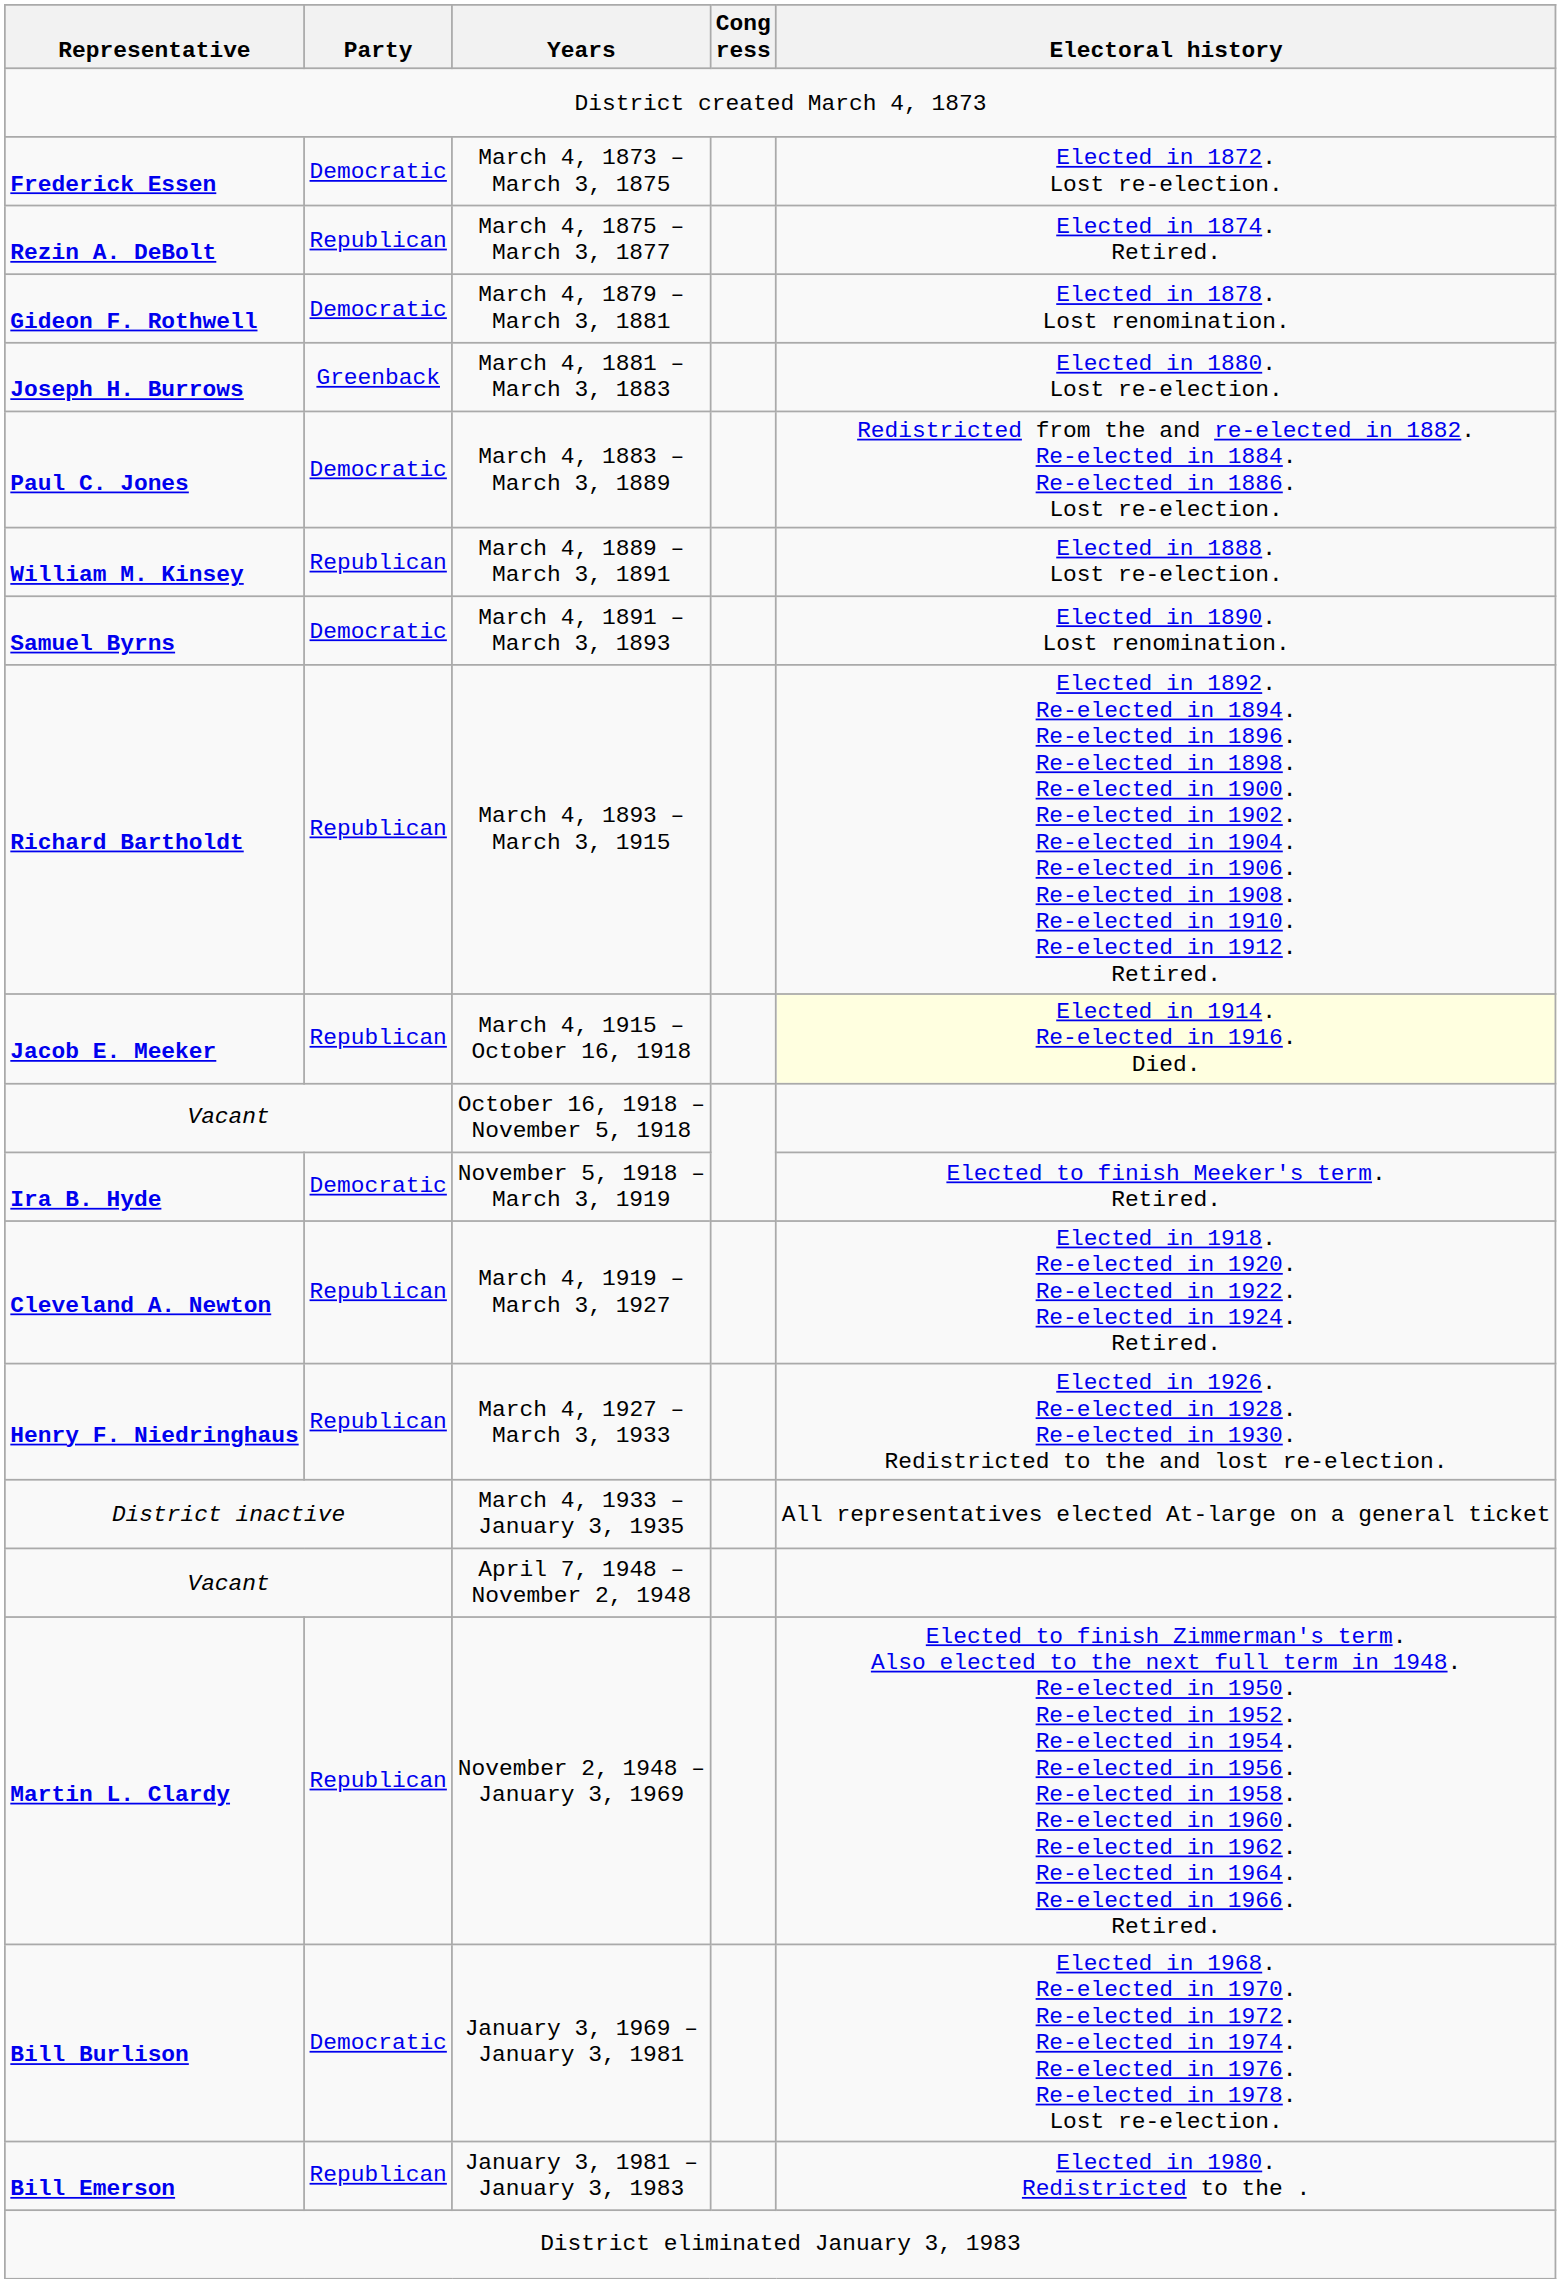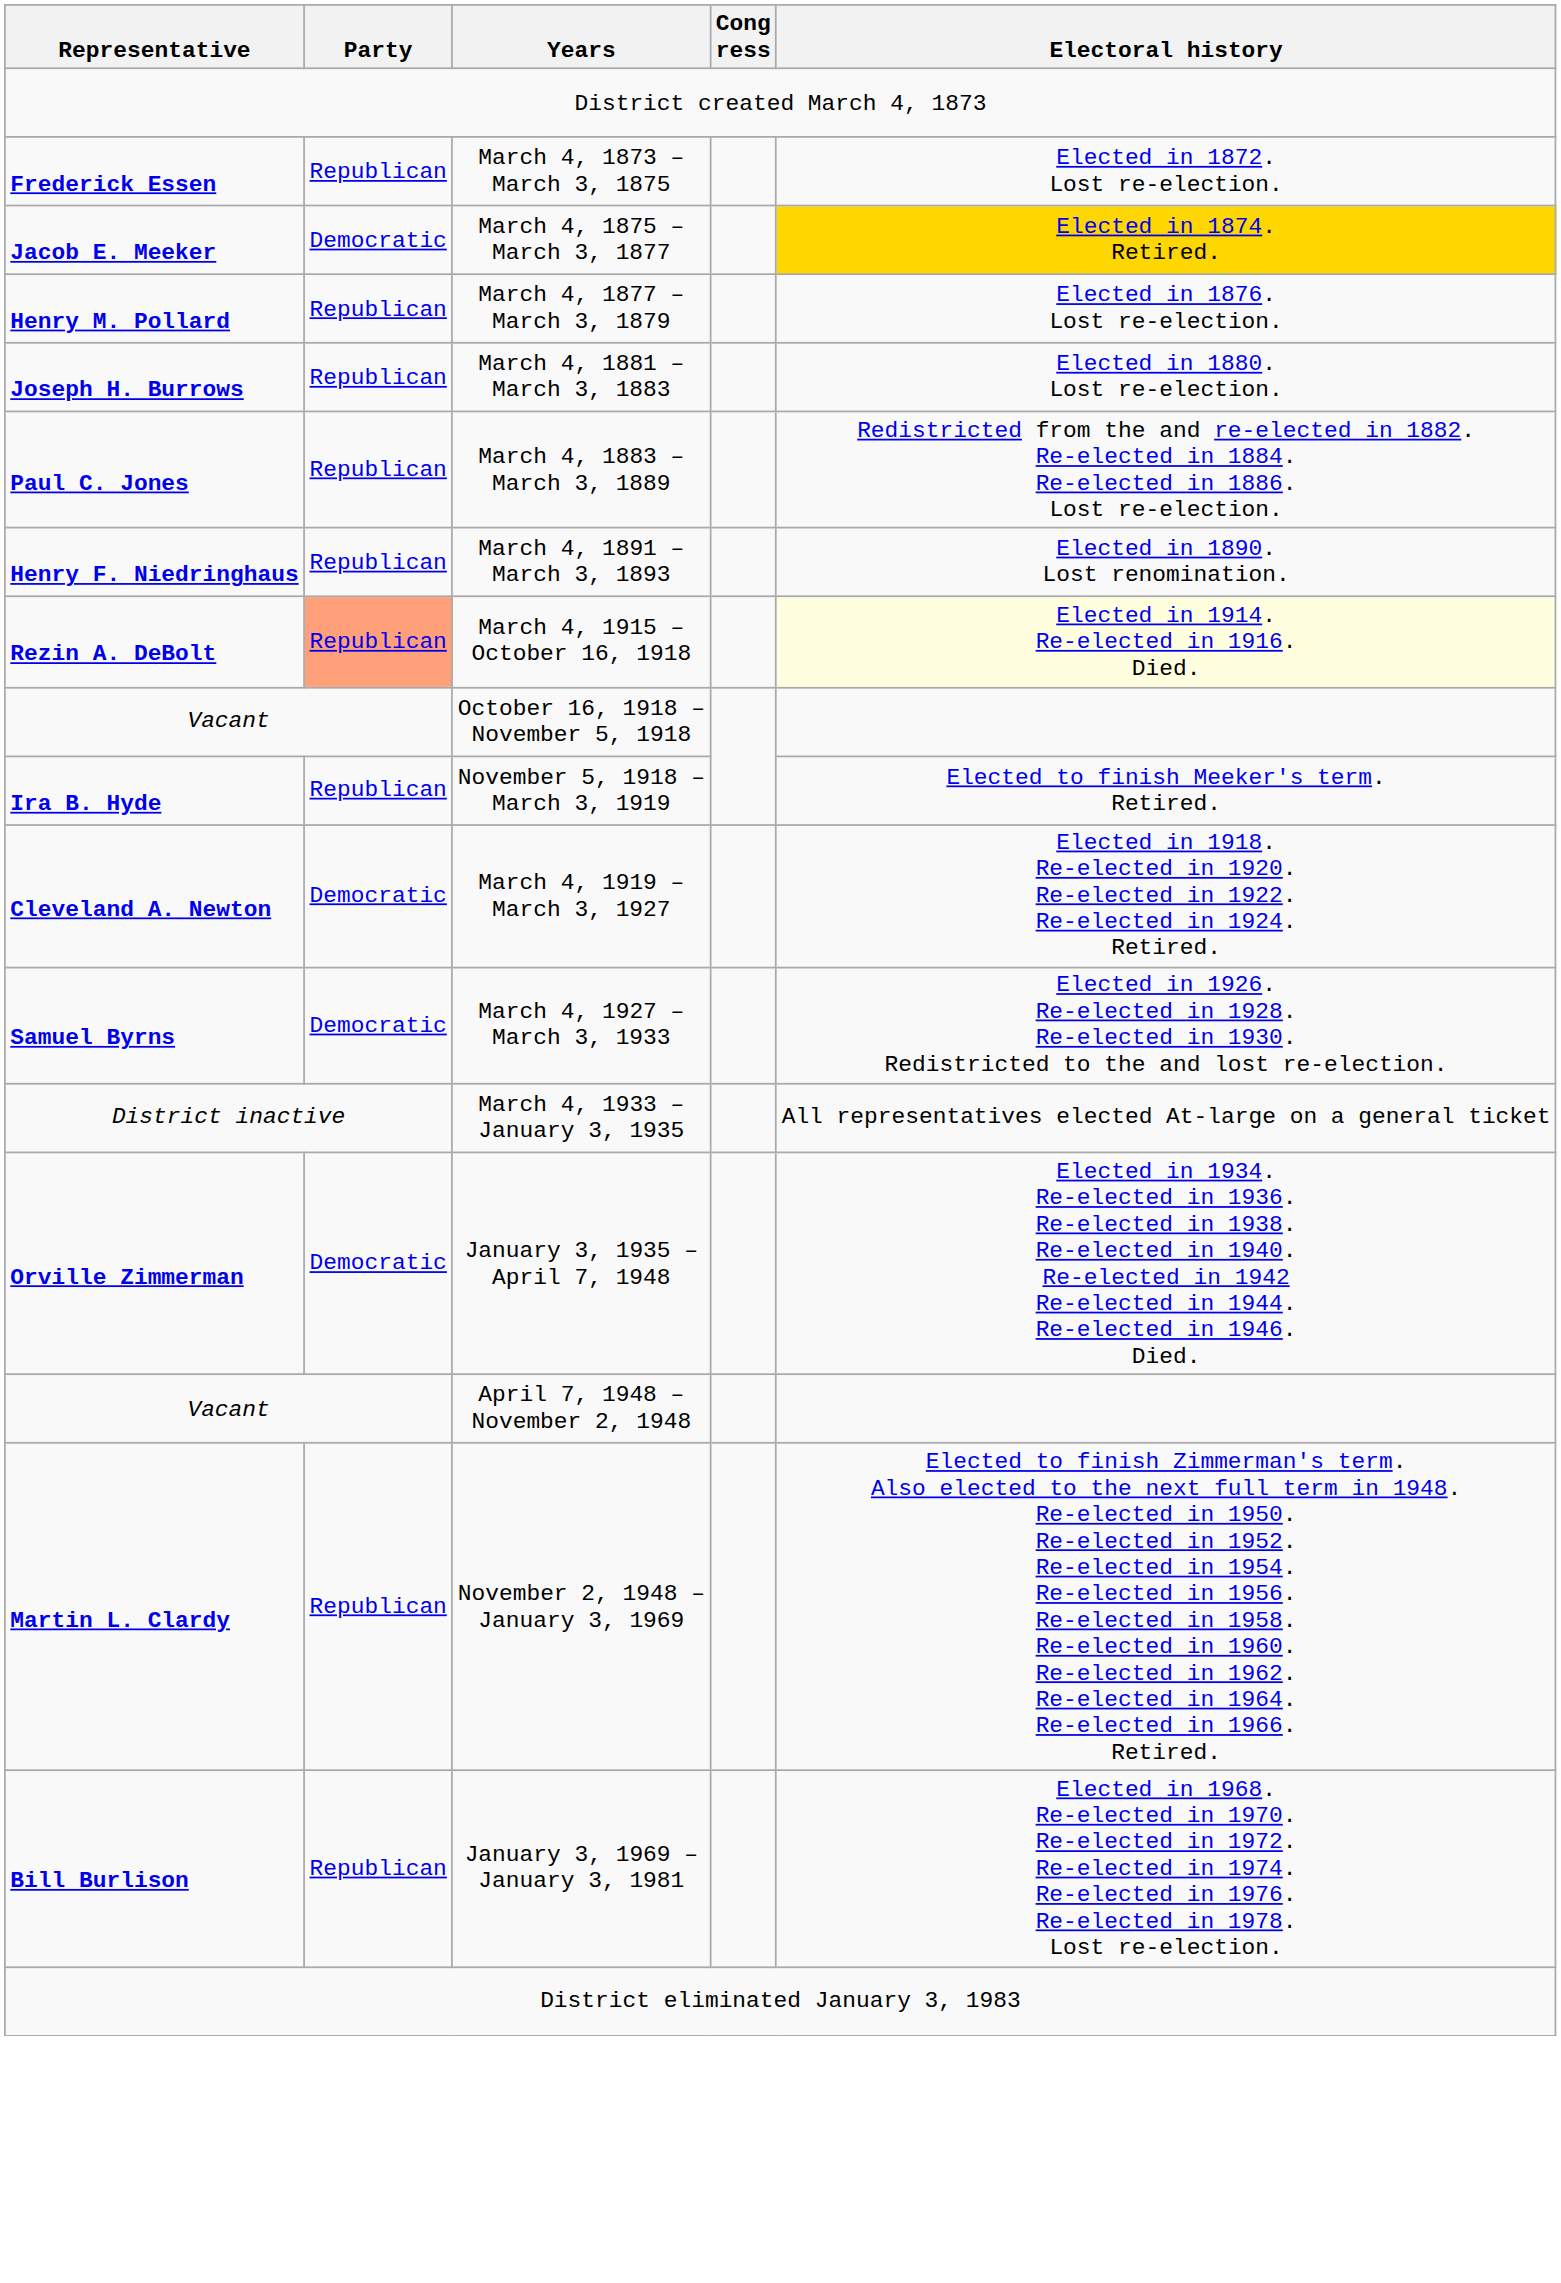(378, 172) Democratic -> (378, 172) Republican
(113, 253) Rezin A. DeBolt -> (113, 253) Jacob E. Meeker
(378, 240) Republican -> (378, 240) Democratic
(1166, 240) no background -> (1166, 240) gold background
+ row: (581, 309)
- row: (581, 309)
(378, 377) Greenback -> (378, 377) Republican
(378, 470) Democratic -> (378, 470) Republican
- row: (581, 563)
(93, 644) Samuel Byrns -> (154, 576) Henry F. Niedringhaus
(378, 631) Democratic -> (378, 563) Republican
- row: (581, 829)
(113, 1051) Jacob E. Meeker -> (113, 655) Rezin A. DeBolt
(378, 1038) no background -> (378, 642) lightsalmon background
(378, 1186) Democratic -> (378, 790) Republican
(378, 1292) Republican -> (378, 896) Democratic
(154, 1435) Henry F. Niedringhaus -> (93, 1039) Samuel Byrns
(378, 1422) Republican -> (378, 1025) Democratic
+ row: (581, 1263)
(378, 2043) Democratic -> (378, 1869) Republican
- row: (581, 2175)
